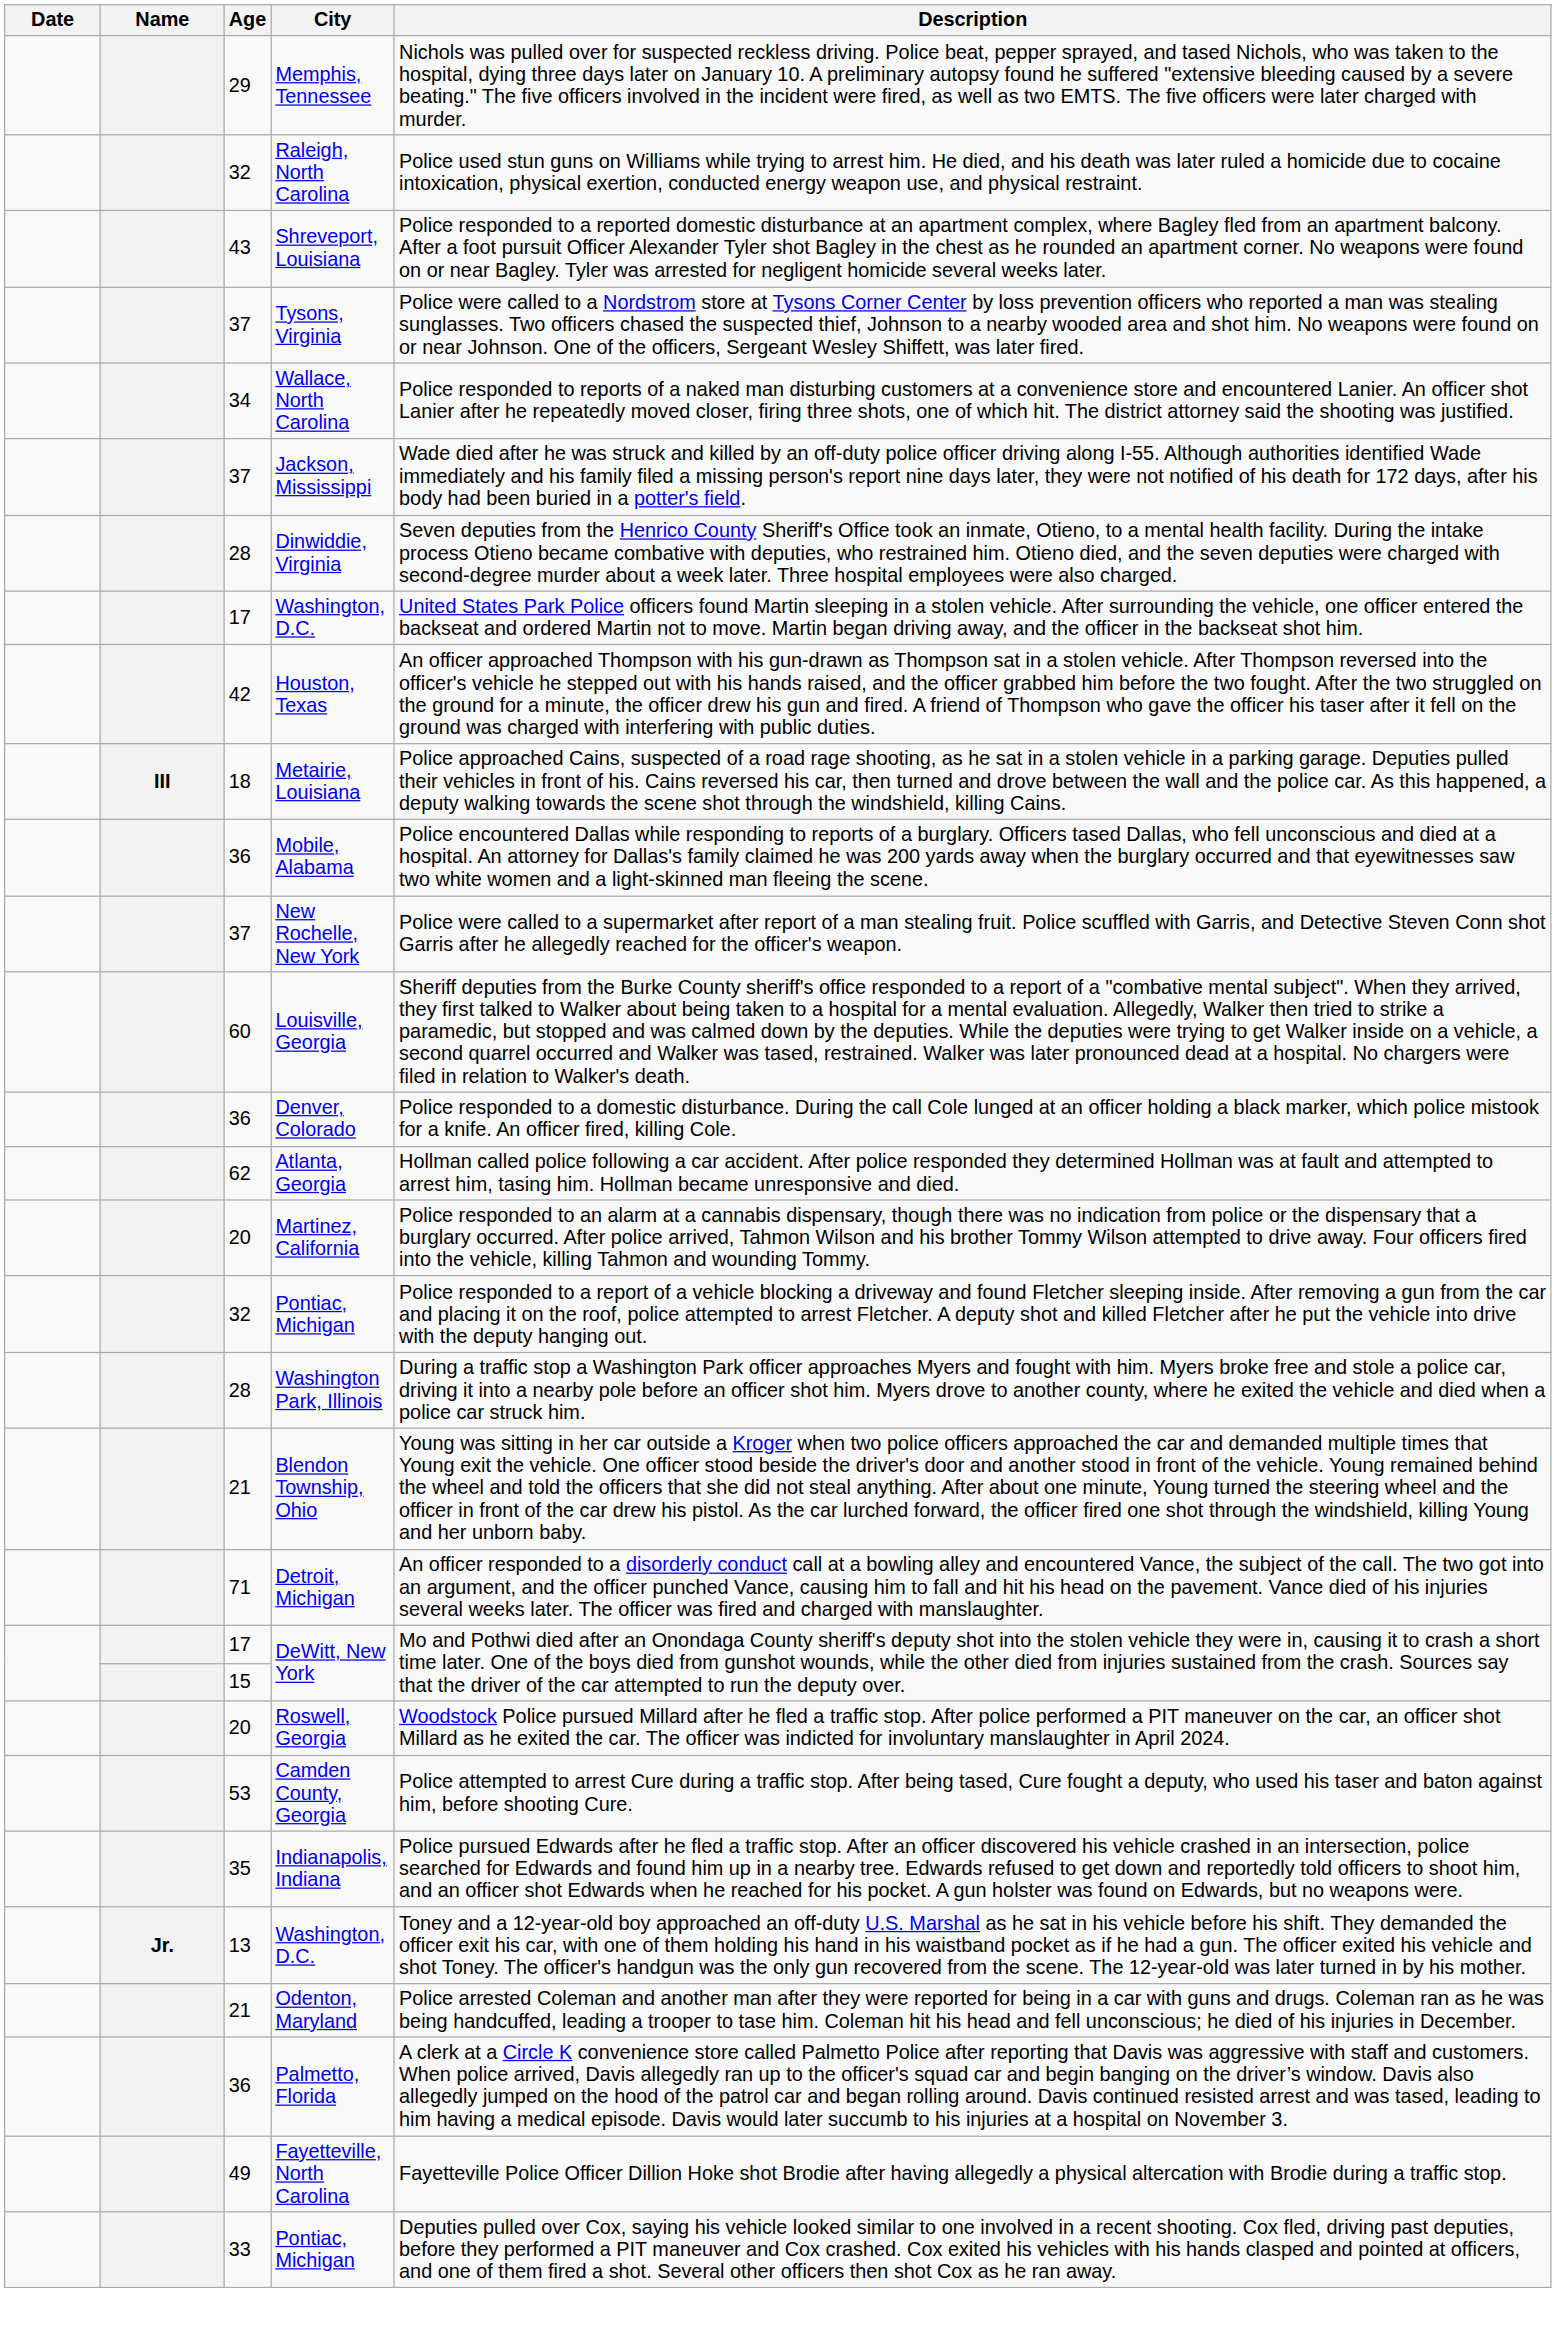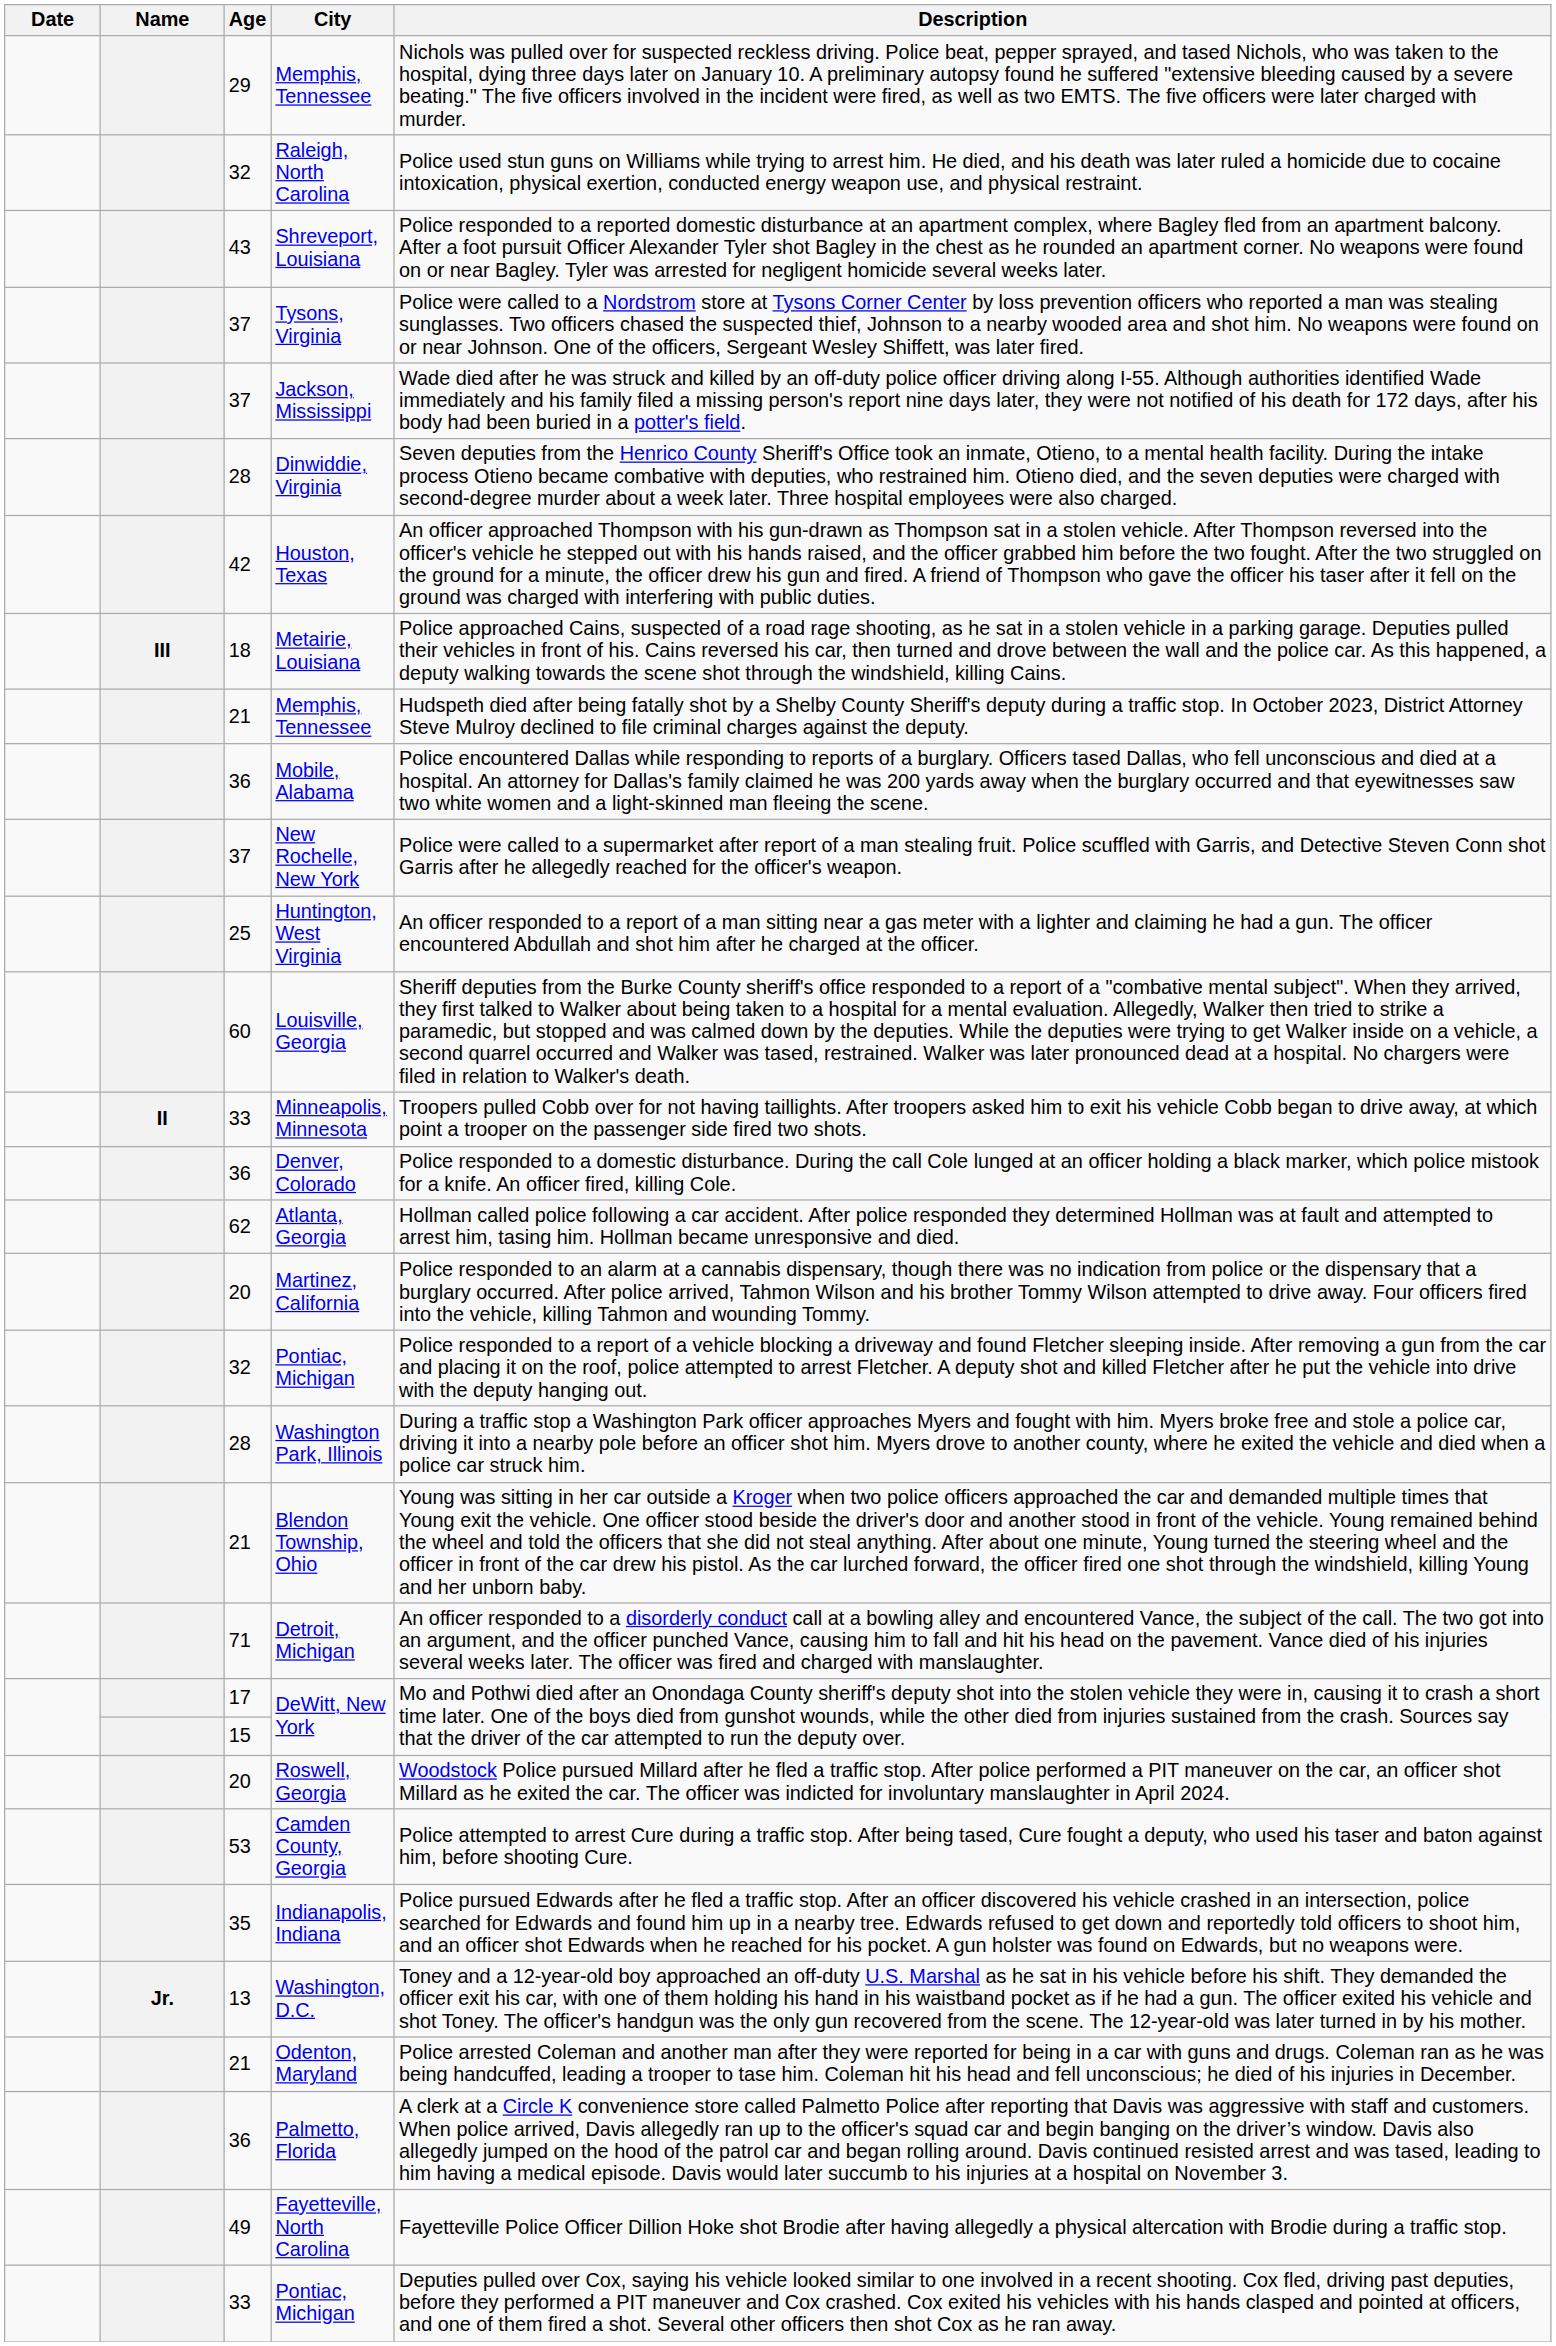- row: (240, 400)
- row: (240, 617)
+ row: (240, 716)
+ row: (240, 933)
+ row: (240, 1119)
